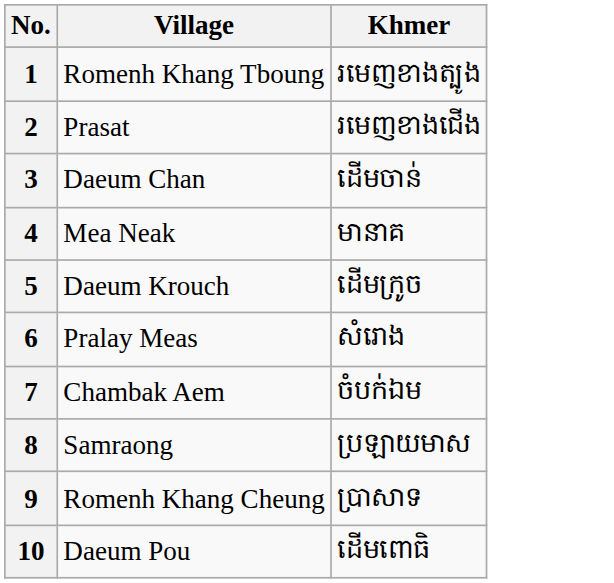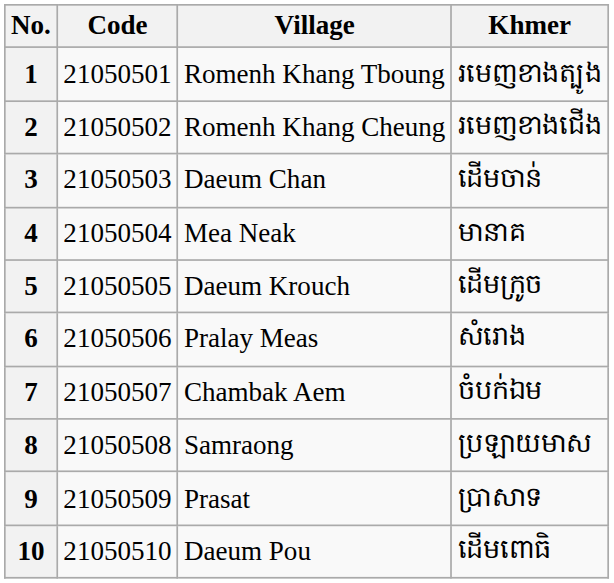+ column: (117, 25)
(96, 126) Prasat -> (315, 126) Romenh Khang Cheung
(194, 498) Romenh Khang Cheung -> (217, 498) Prasat
